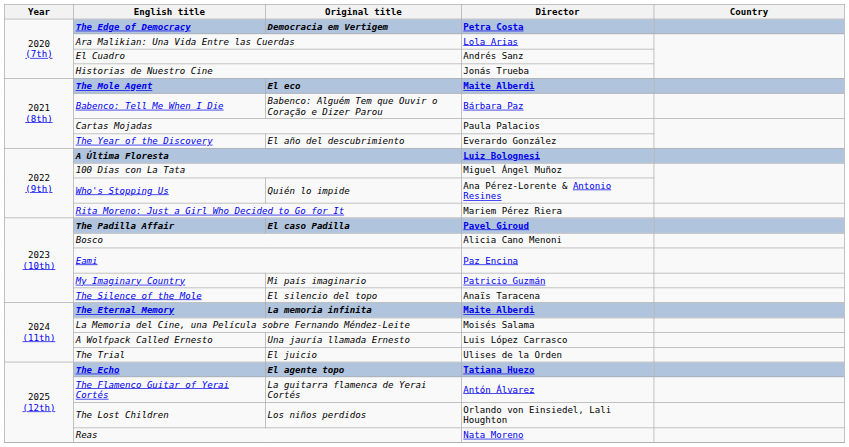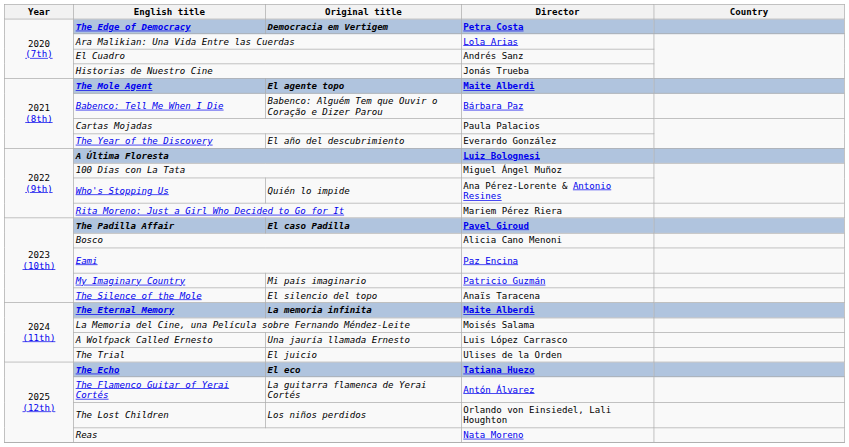(284, 86) El eco -> (306, 86) El agente topo
(306, 370) El agente topo -> (284, 370) El eco
